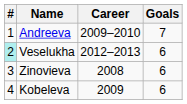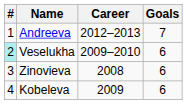(110, 33) 2009–2010 -> (110, 33) 2012–2013
(110, 52) 2012–2013 -> (110, 52) 2009–2010
